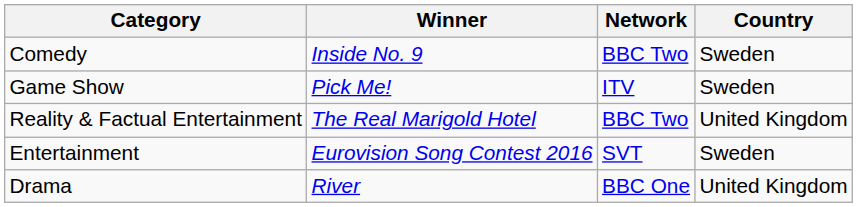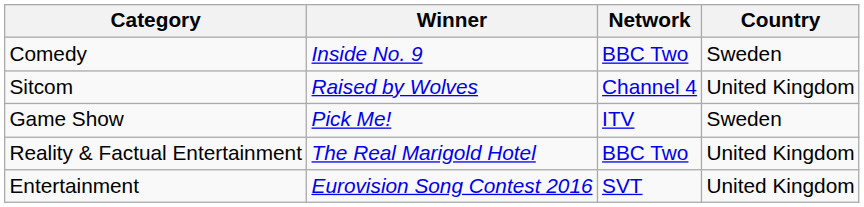+ row: (41, 86)
(737, 152) Sweden -> (781, 185) United Kingdom
- row: (41, 185)
